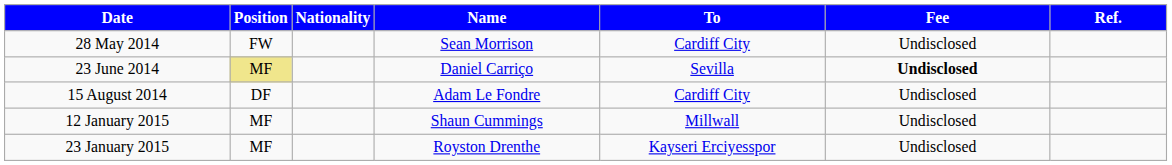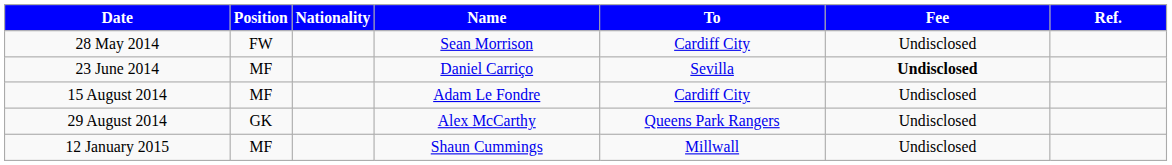(261, 69) khaki background -> (261, 69) no background
(261, 95) DF -> (261, 95) MF
+ row: (117, 121)
- row: (117, 147)
